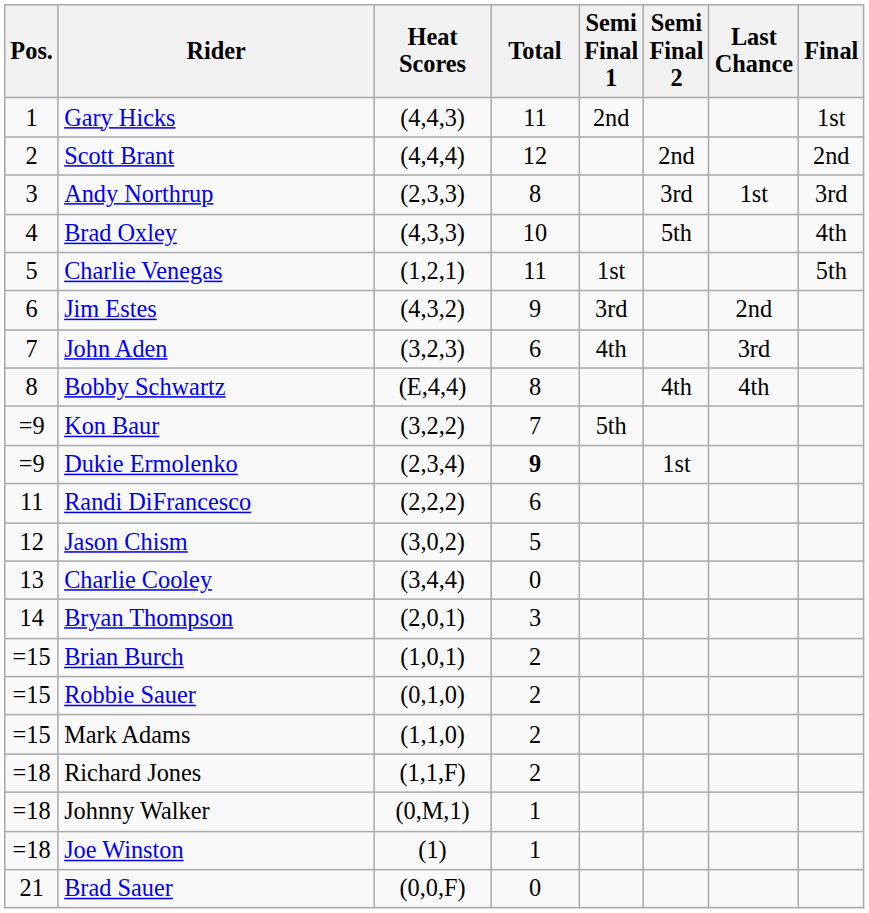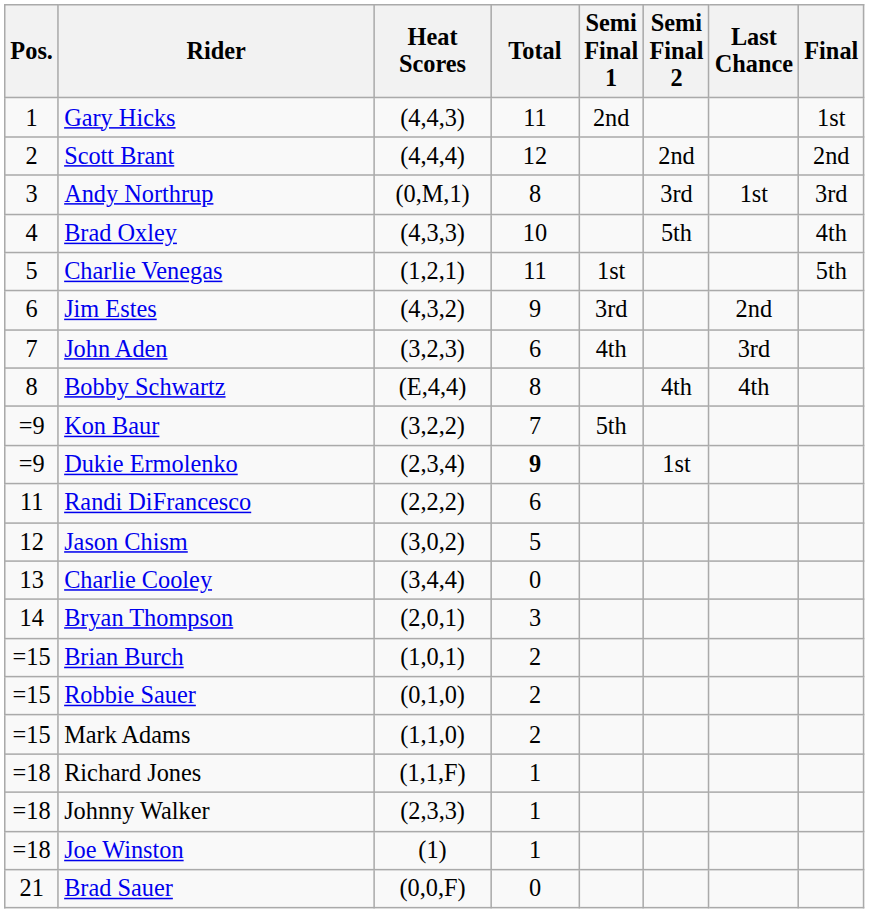(433, 194) (2,3,3) -> (433, 194) (0,M,1)
(535, 772) 2 -> (535, 772) 1
(433, 811) (0,M,1) -> (433, 811) (2,3,3)
